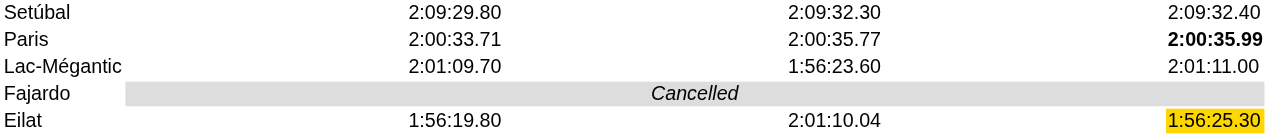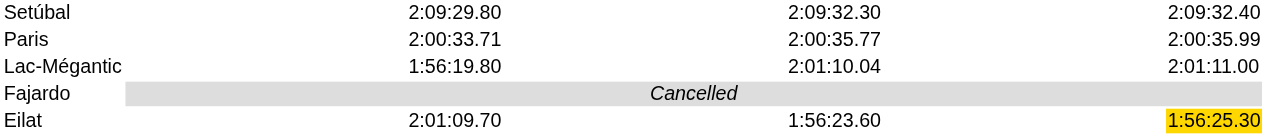(1215, 39) bold -> (1214, 39) normal
(455, 66) 2:01:09.70 -> (455, 66) 1:56:19.80
(835, 66) 1:56:23.60 -> (835, 66) 2:01:10.04
(455, 120) 1:56:19.80 -> (455, 120) 2:01:09.70
(835, 120) 2:01:10.04 -> (835, 120) 1:56:23.60
